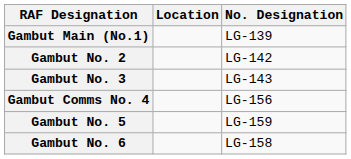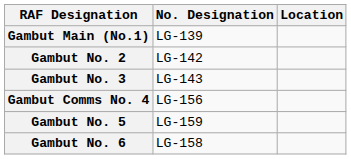columns swapped: (284, 15) <-> (187, 15)
